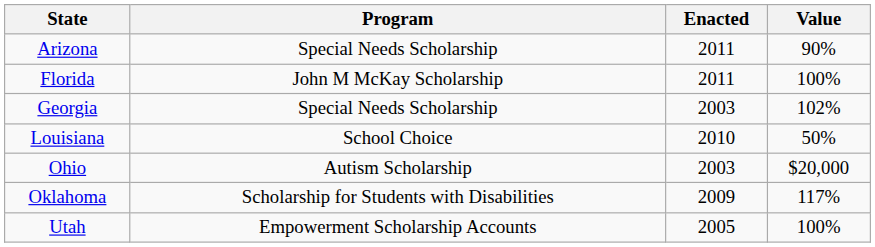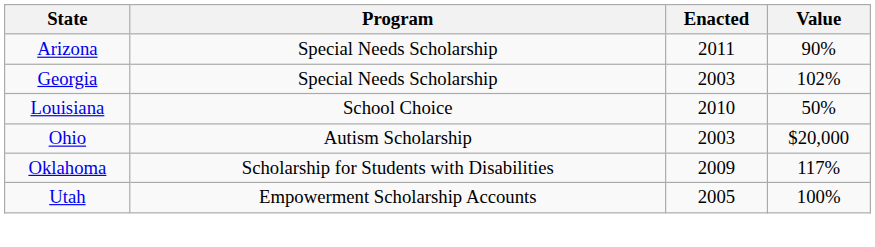- row: (67, 78)
